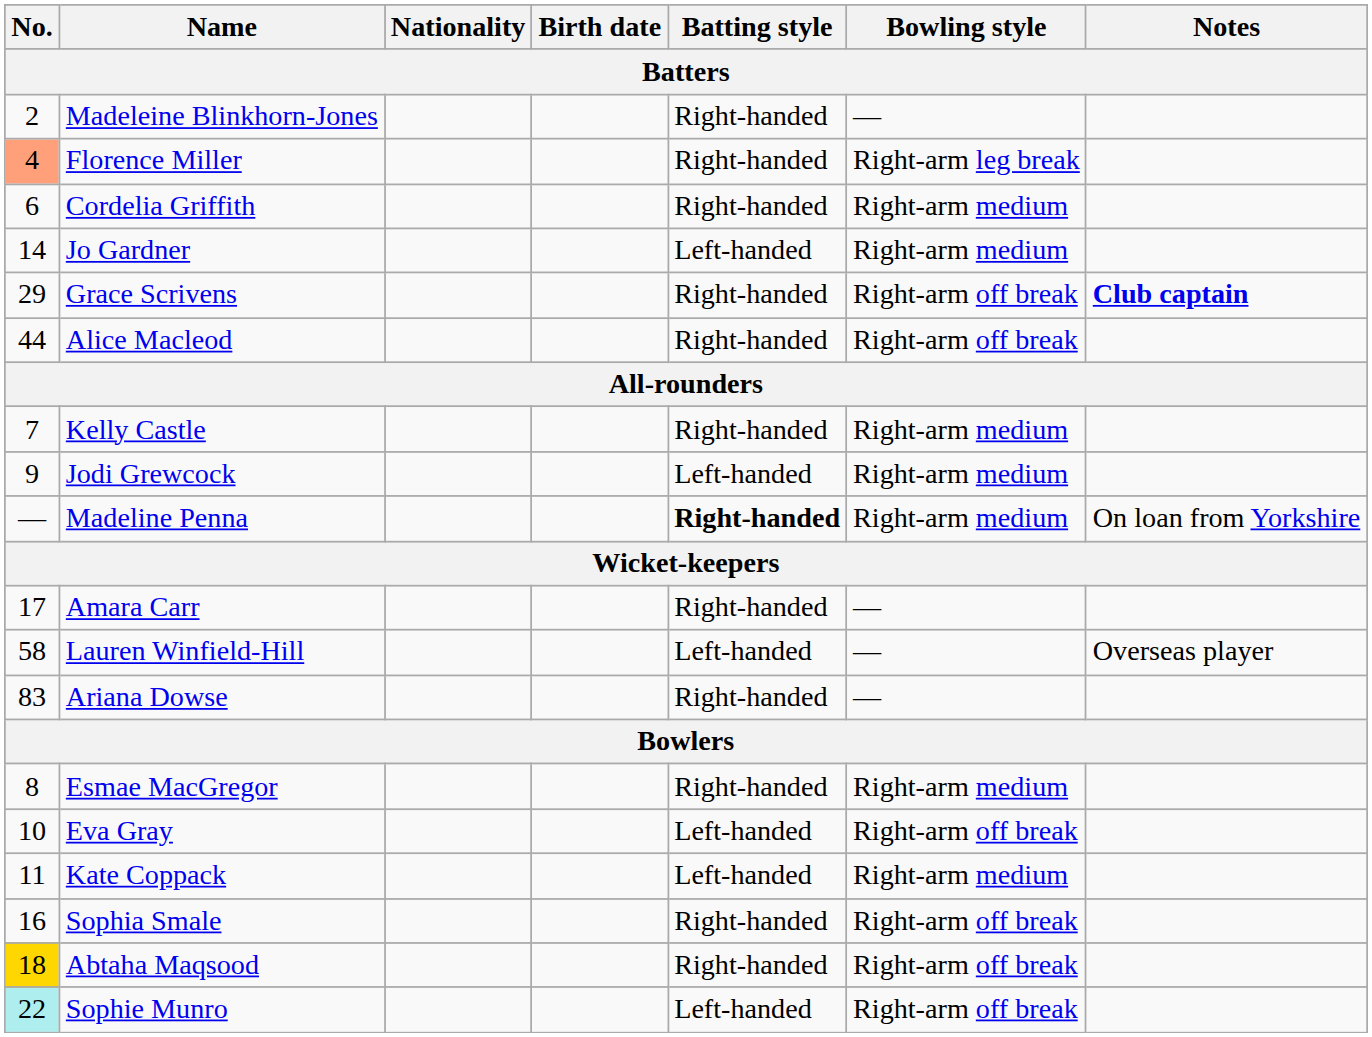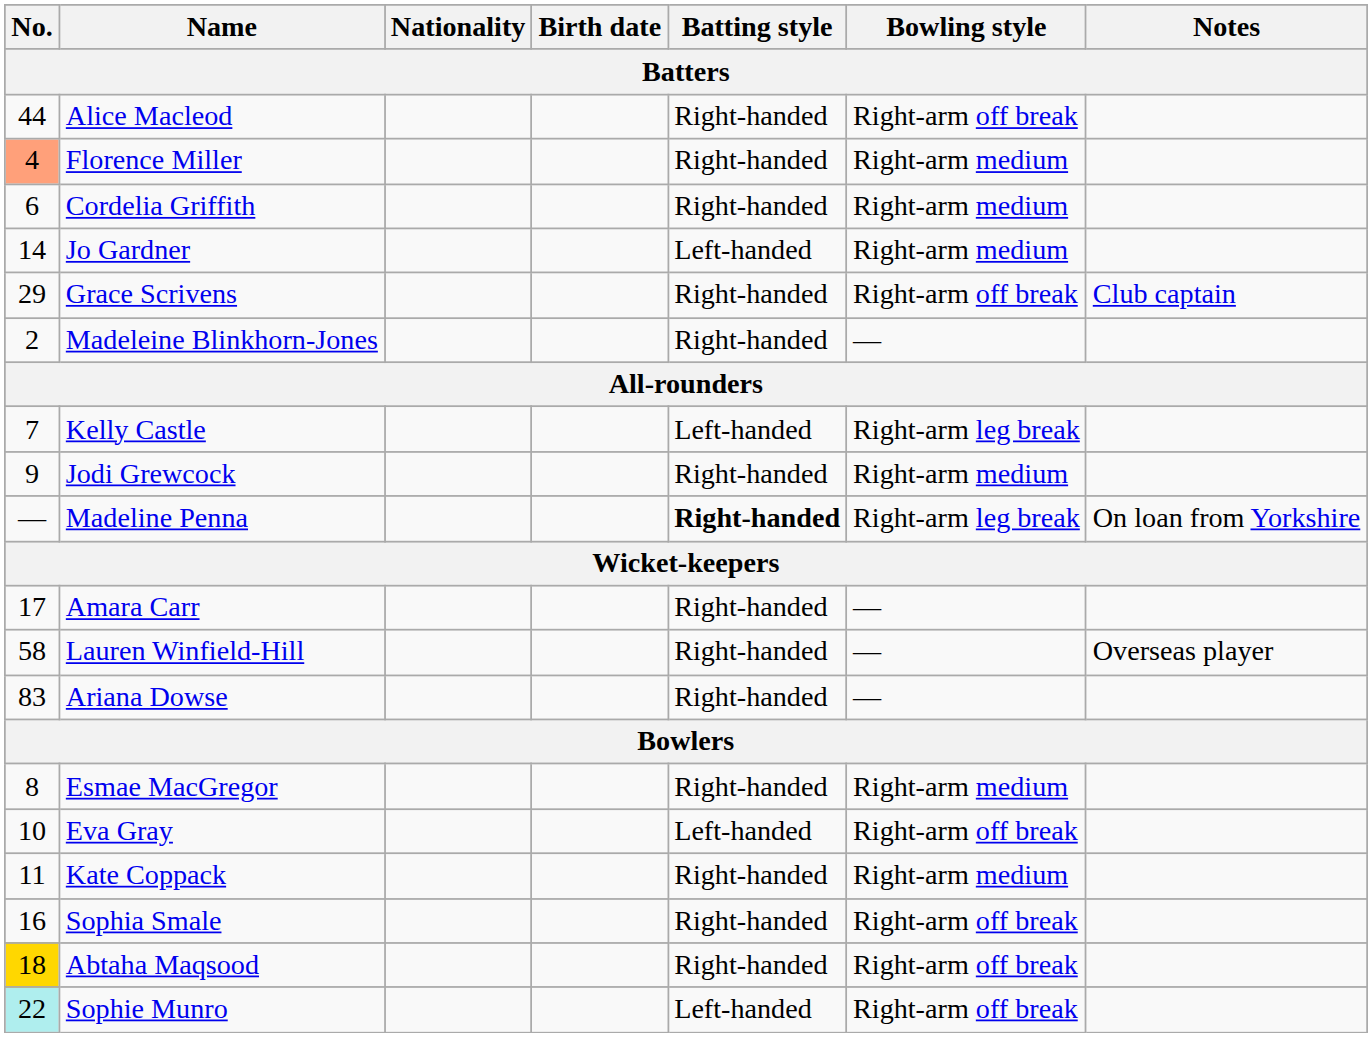rows swapped: (222, 116) <-> (149, 339)
(966, 160) Right-arm leg break -> (961, 160) Right-arm medium
(1171, 294) bold -> (1164, 294) normal
(751, 428) Right-handed -> (743, 428) Left-handed
(961, 428) Right-arm medium -> (966, 428) Right-arm leg break
(743, 473) Left-handed -> (751, 473) Right-handed
(961, 518) Right-arm medium -> (966, 518) Right-arm leg break
(743, 652) Left-handed -> (751, 652) Right-handed
(743, 875) Left-handed -> (751, 875) Right-handed
